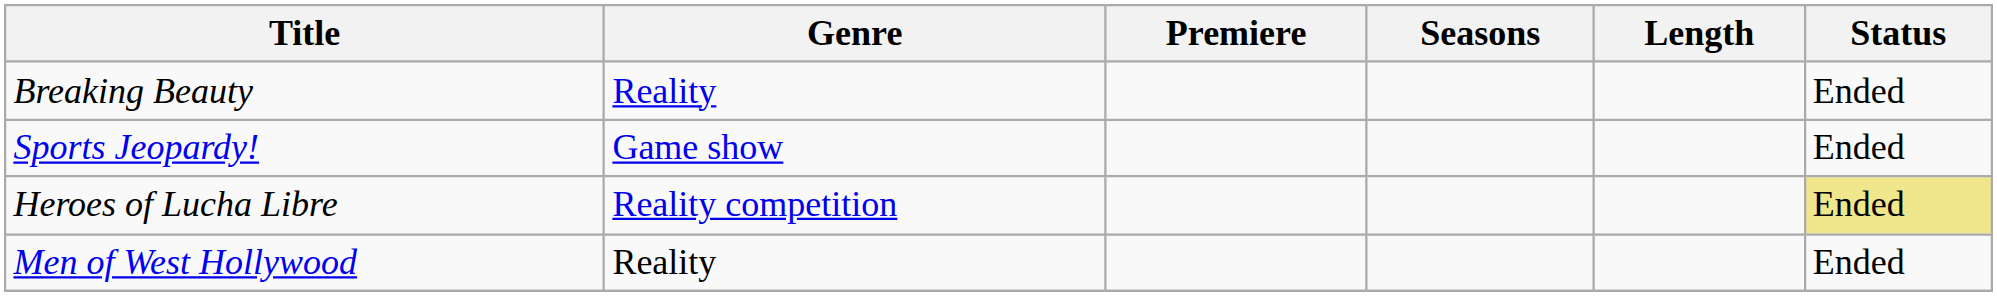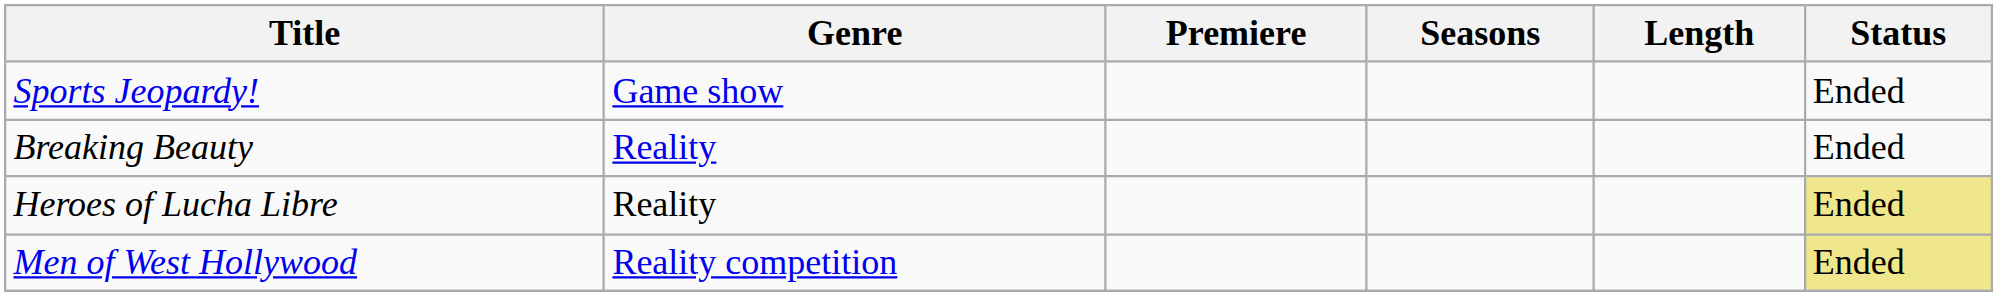rows swapped: (136, 147) <-> (133, 90)
(755, 204) Reality competition -> (664, 204) Reality
(664, 261) Reality -> (755, 261) Reality competition
(1859, 261) no background -> (1859, 261) khaki background
